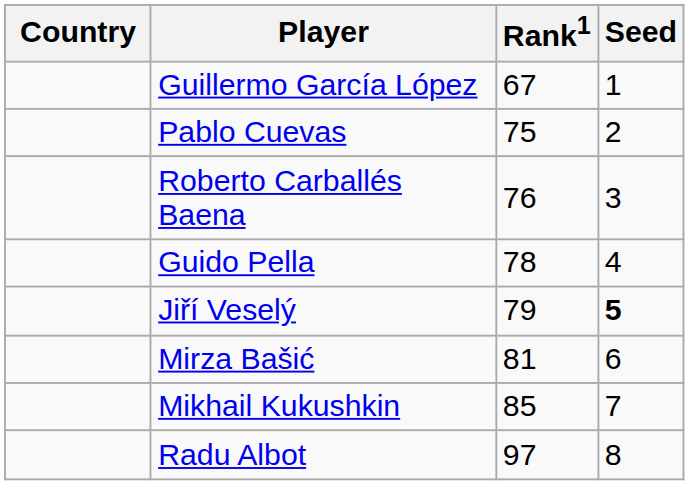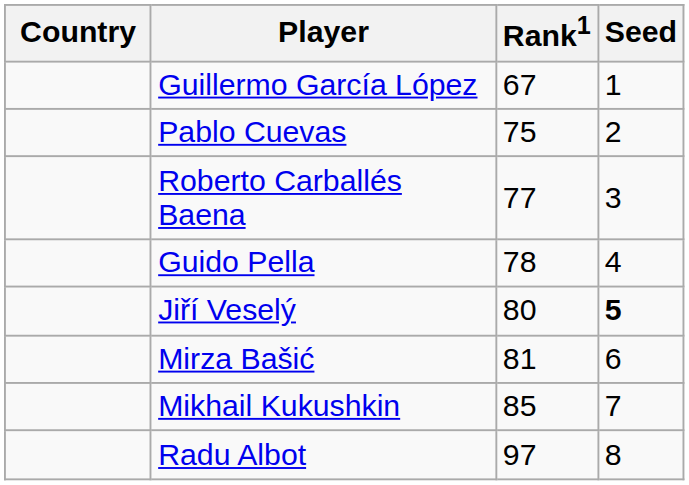(520, 197) 76 -> (520, 197) 77
(520, 310) 79 -> (520, 310) 80
